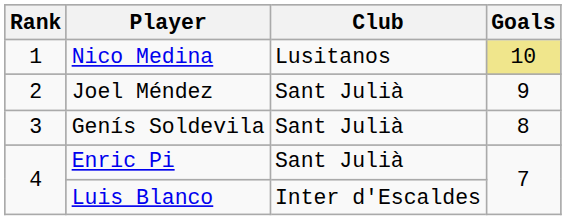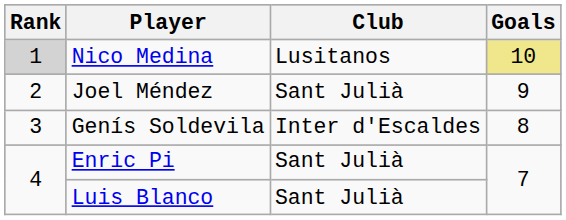(36, 57) no background -> (36, 57) lightgrey background
(339, 127) Sant Julià -> (378, 127) Inter d'Escaldes
(378, 197) Inter d'Escaldes -> (339, 197) Sant Julià
